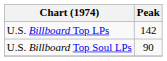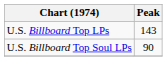(148, 30) 142 -> (148, 30) 143
